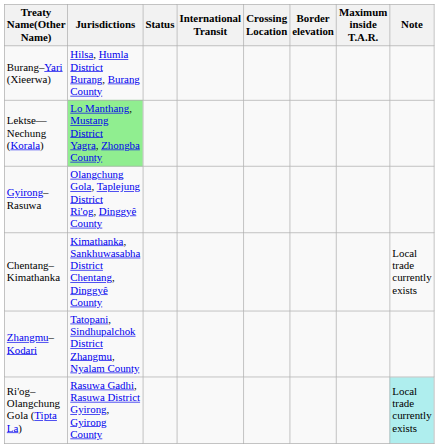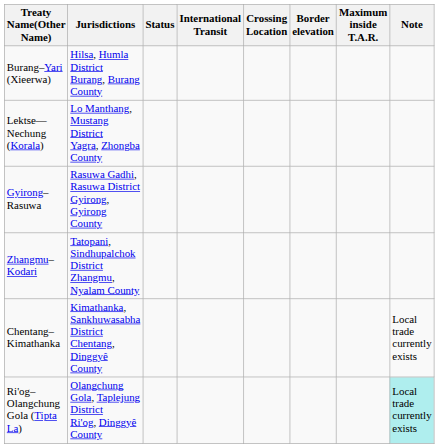(105, 133) lightgreen background -> (105, 133) no background
(105, 199) Olangchung Gola, Taplejung District Ri'og, Dinggyê County -> (105, 199) Rasuwa Gadhi, Rasuwa District Gyirong, Gyirong County
rows swapped: (30, 344) <-> (33, 271)
(105, 410) Rasuwa Gadhi, Rasuwa District Gyirong, Gyirong County -> (105, 410) Olangchung Gola, Taplejung District Ri'og, Dinggyê County
